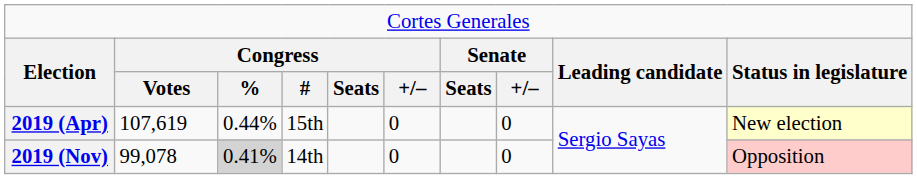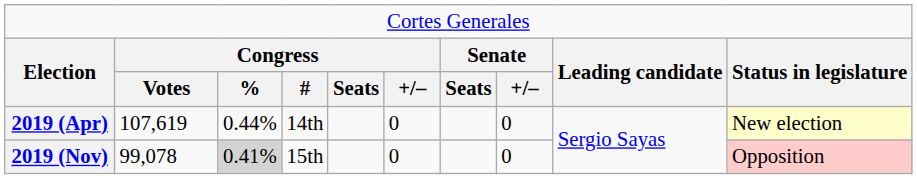(305, 122) 15th -> (305, 122) 14th
(305, 155) 14th -> (305, 155) 15th
